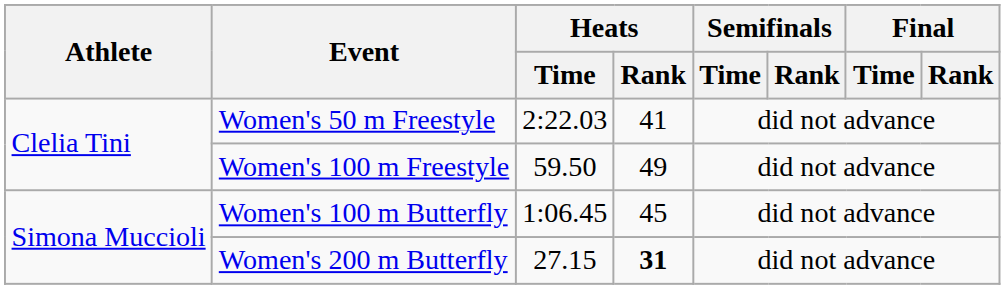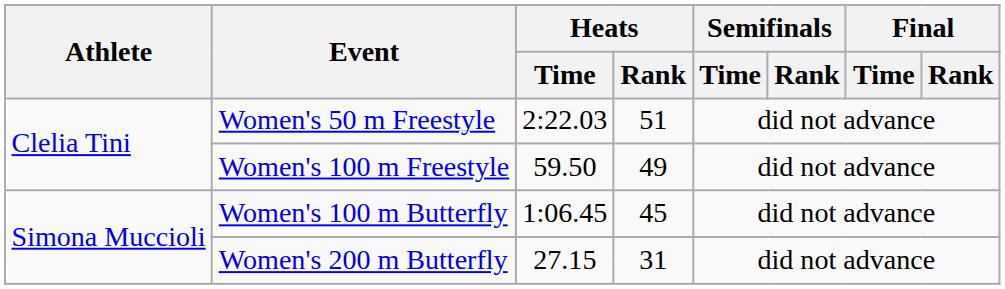(653, 120) 41 -> (653, 120) 51
(653, 259) bold -> (653, 259) normal
